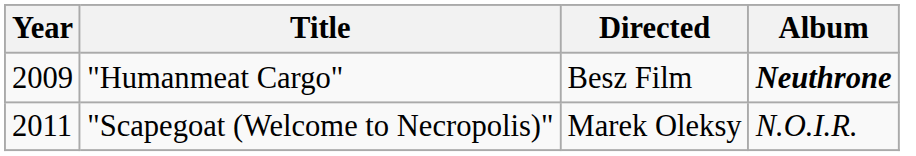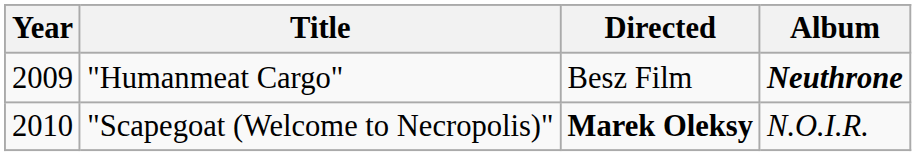(42, 125) 2011 -> (43, 125) 2010
(655, 125) normal -> (660, 125) bold
